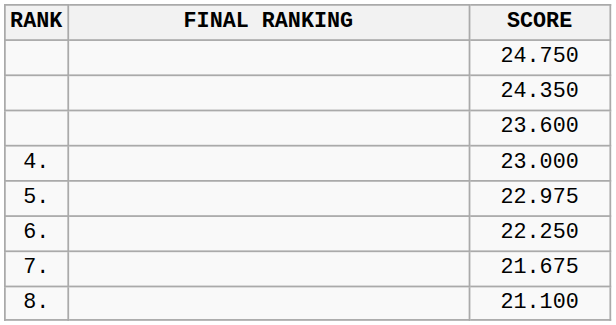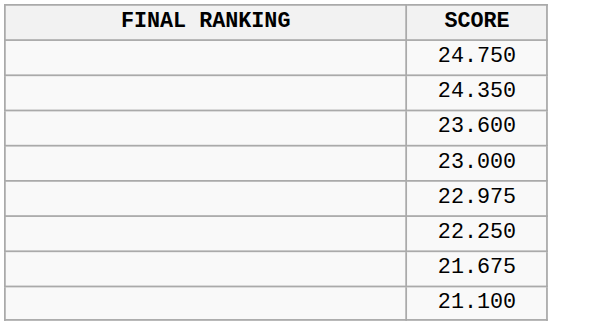- column: (36, 23)
